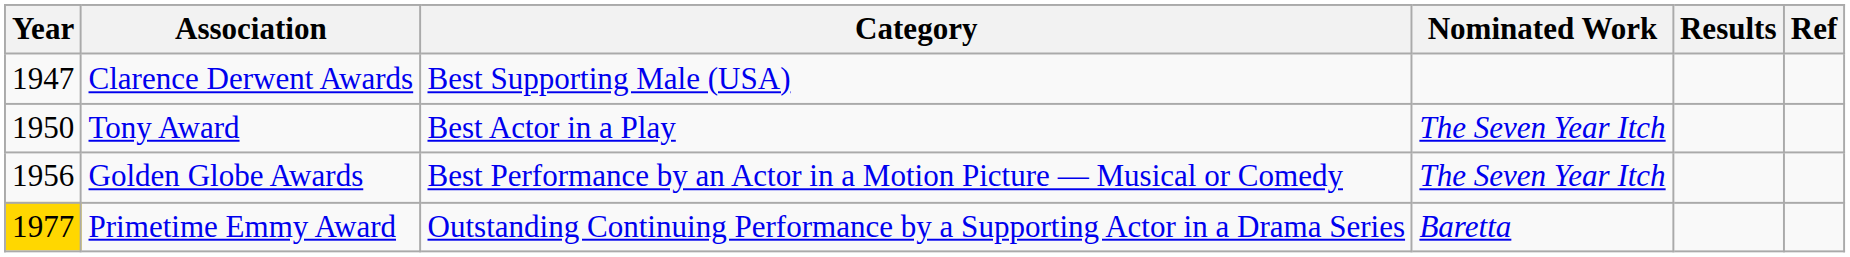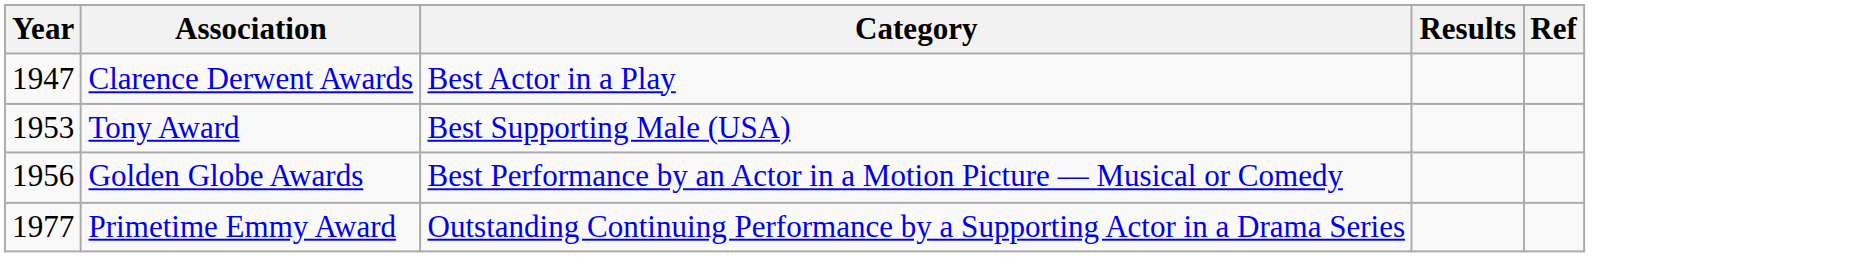- column: (1542, 29)
(609, 78) Best Supporting Male (USA) -> (552, 78) Best Actor in a Play
(43, 127) 1950 -> (43, 127) 1953
(552, 127) Best Actor in a Play -> (609, 127) Best Supporting Male (USA)
(43, 226) gold background -> (43, 226) no background
